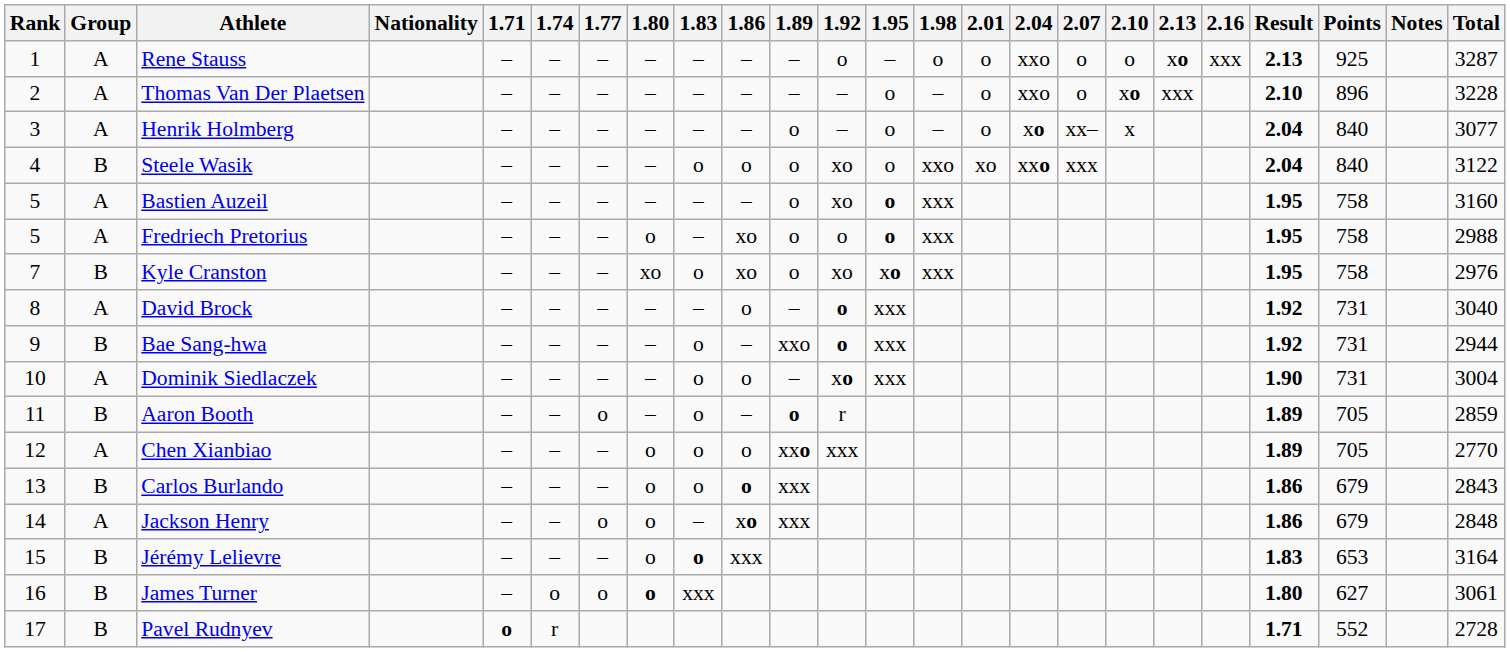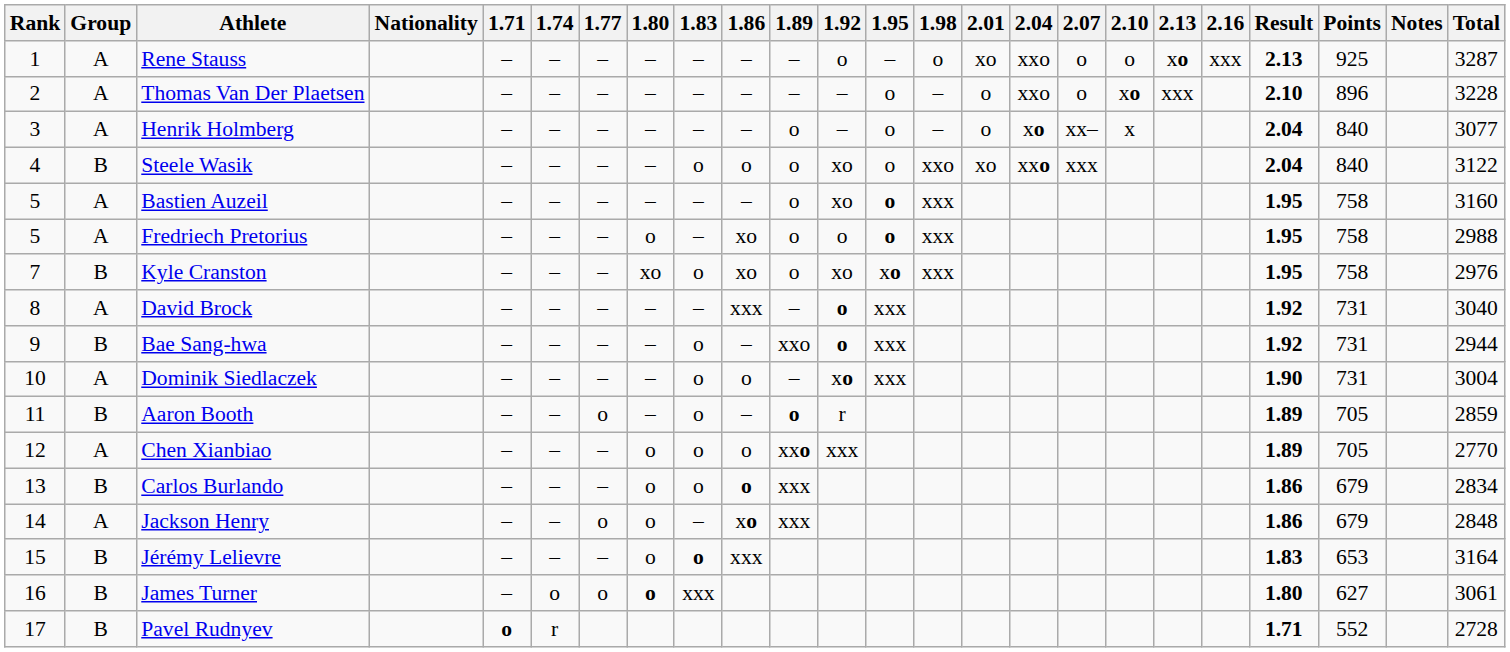(986, 58) o -> (986, 58) xo
(746, 307) o -> (746, 307) xxx
(1476, 485) 2843 -> (1476, 485) 2834
